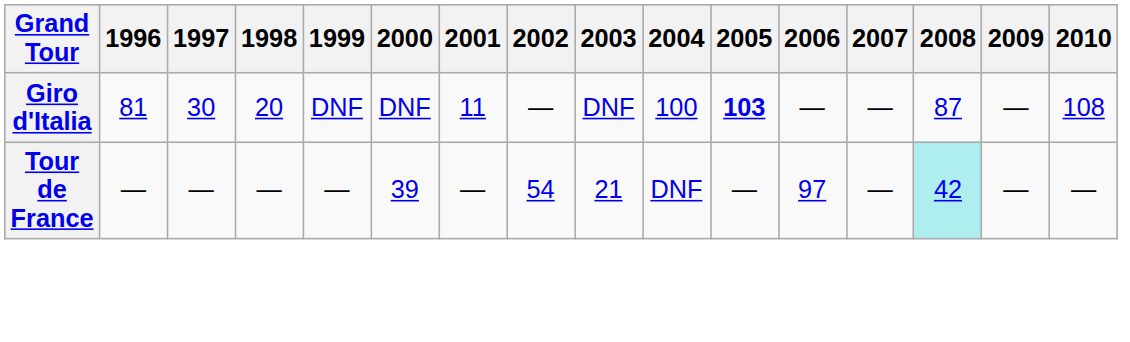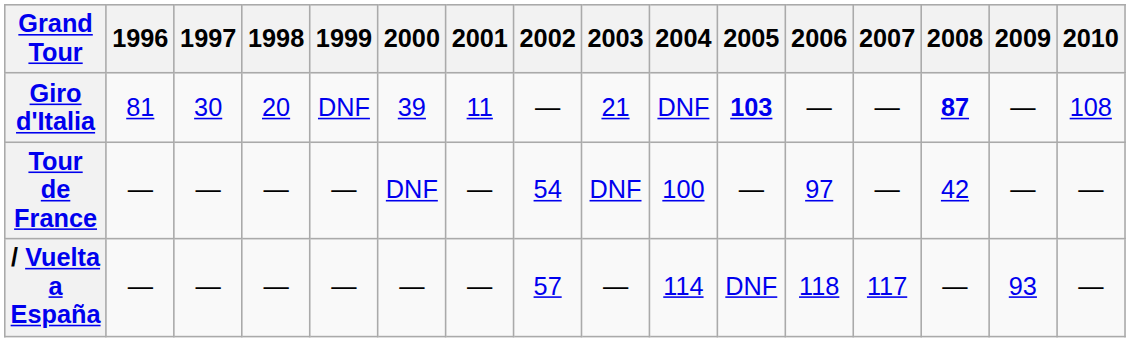(405, 107) DNF -> (412, 107) 39
(609, 107) DNF -> (616, 107) 21
(676, 107) 100 -> (683, 107) DNF
(948, 107) normal -> (955, 107) bold
(405, 190) 39 -> (412, 190) DNF
(609, 190) 21 -> (616, 190) DNF
(676, 190) DNF -> (683, 190) 100
(948, 190) paleturquoise background -> (955, 190) no background
+ row: (56, 287)
